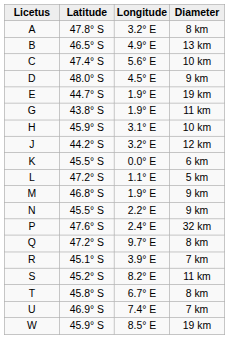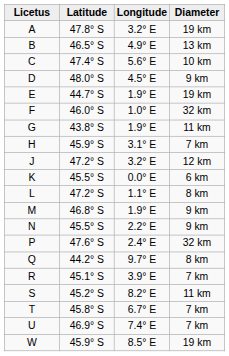(197, 29) 8 km -> (197, 29) 19 km
+ row: (32, 111)
(197, 128) 10 km -> (197, 144) 7 km
(87, 144) 44.2° S -> (87, 161) 47.2° S
(197, 177) 5 km -> (197, 194) 8 km
(87, 243) 47.2° S -> (87, 260) 44.2° S
(197, 293) 8 km -> (197, 309) 7 km
